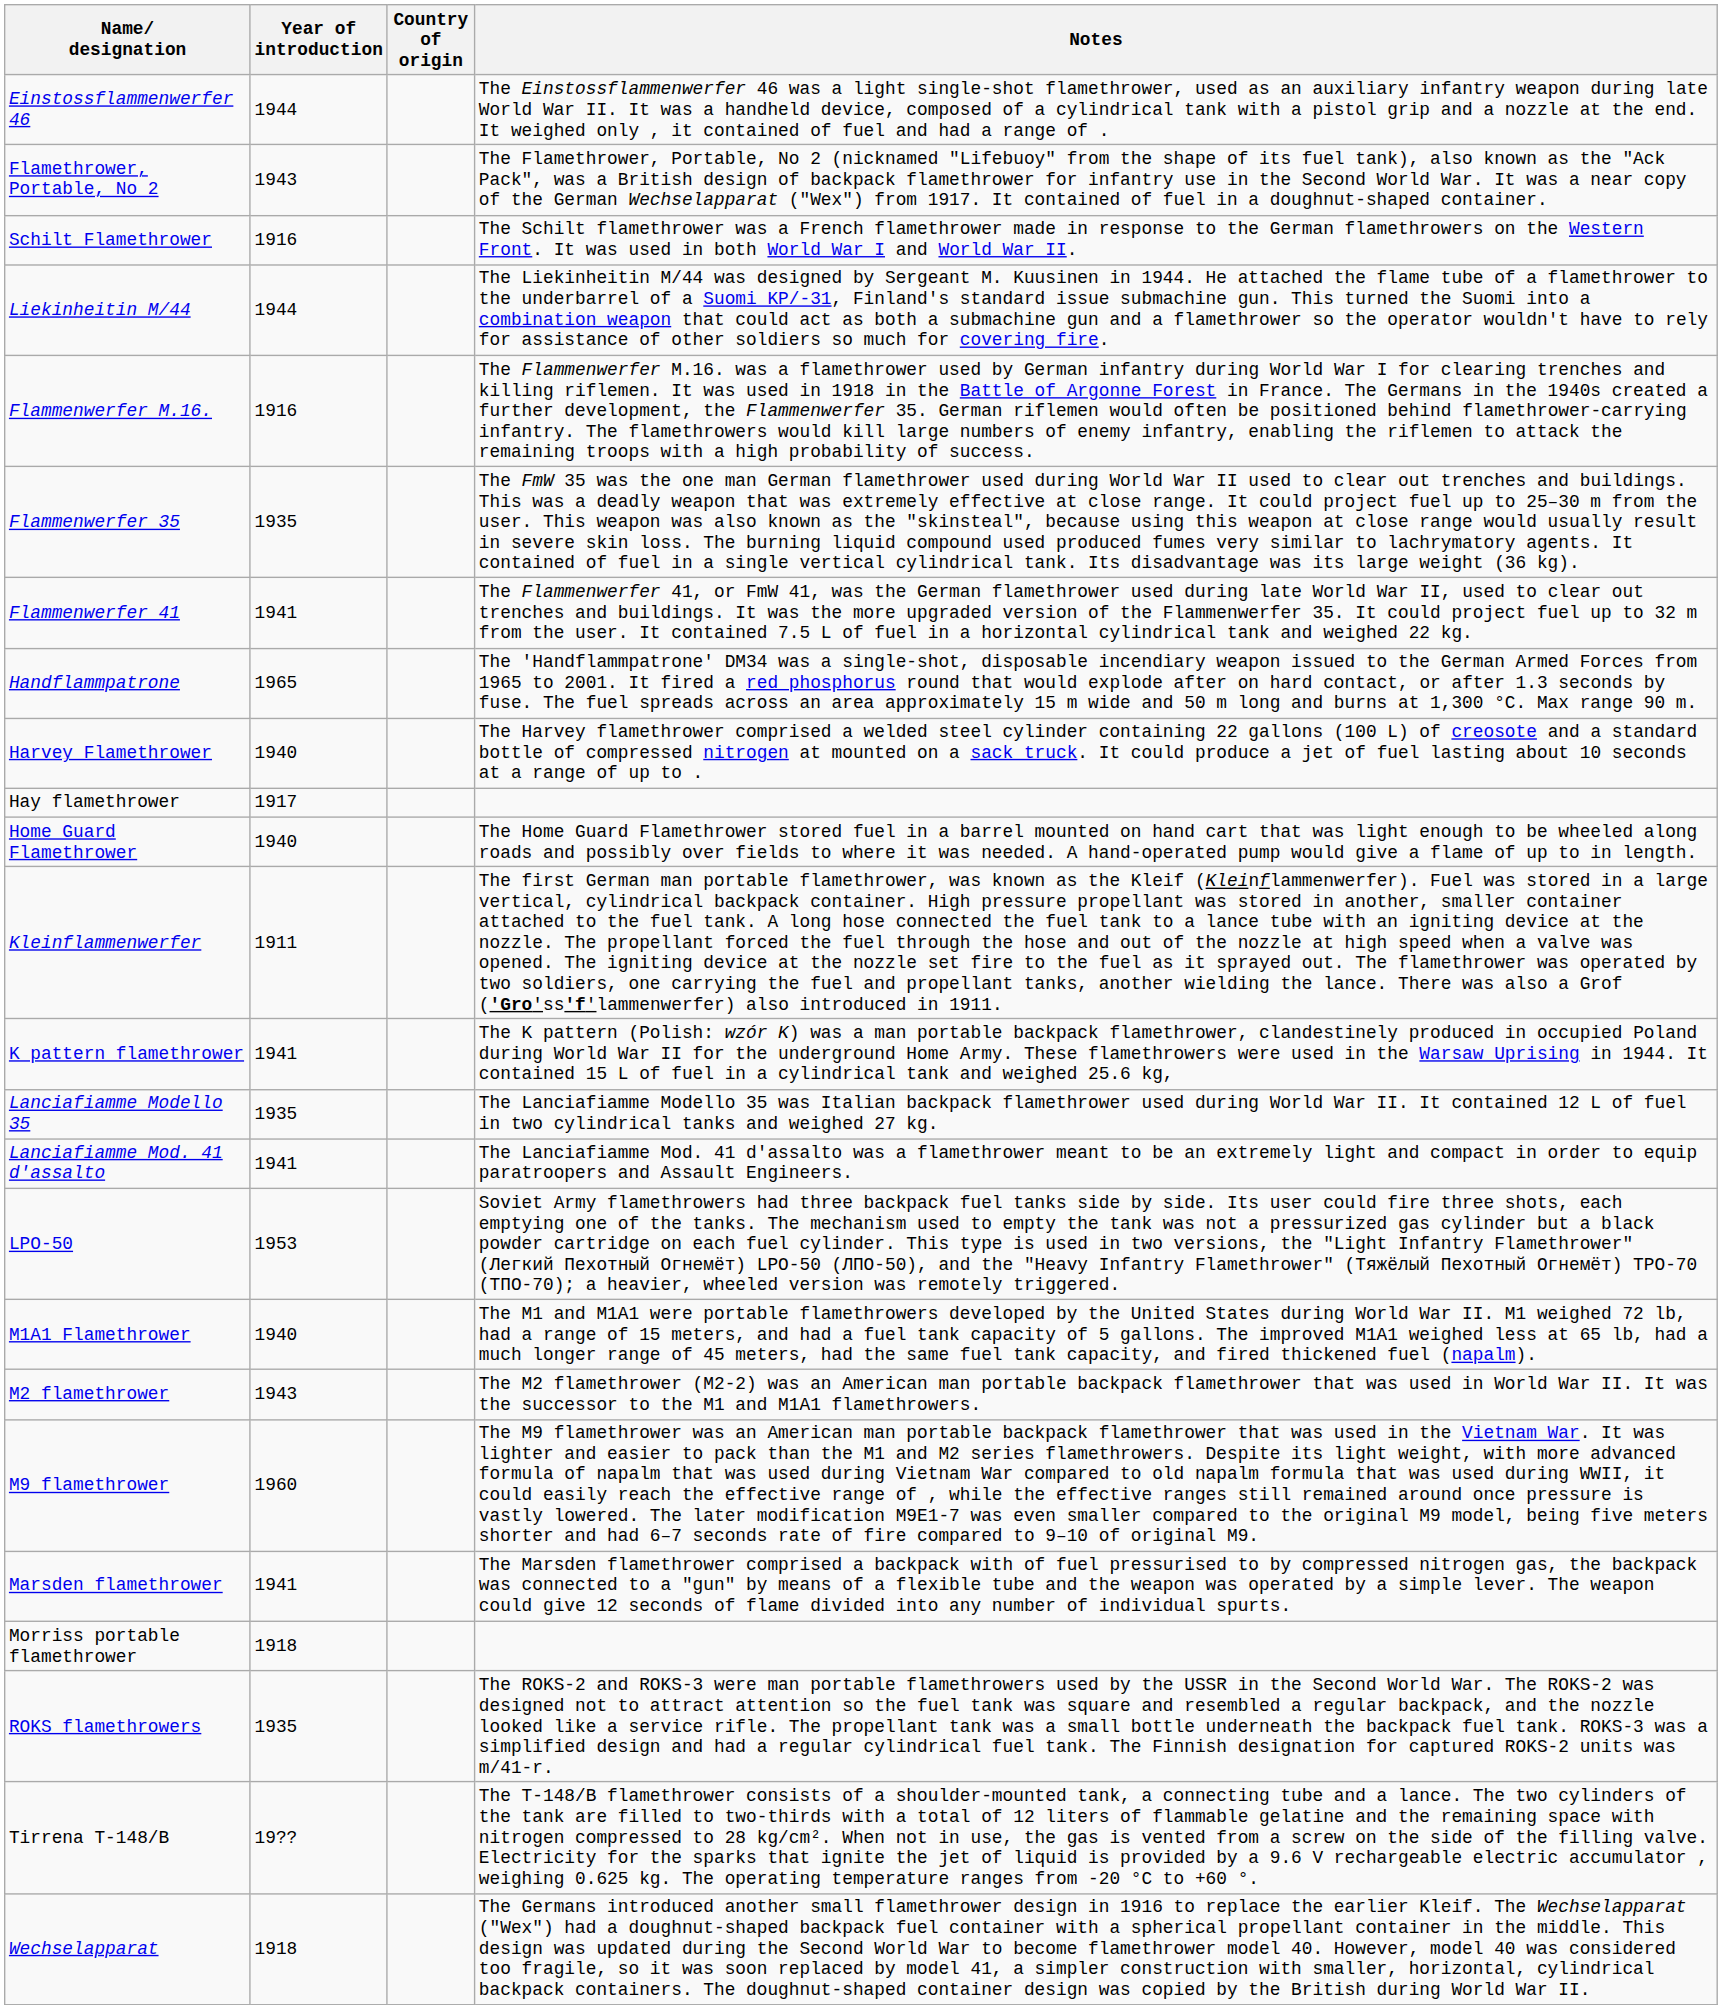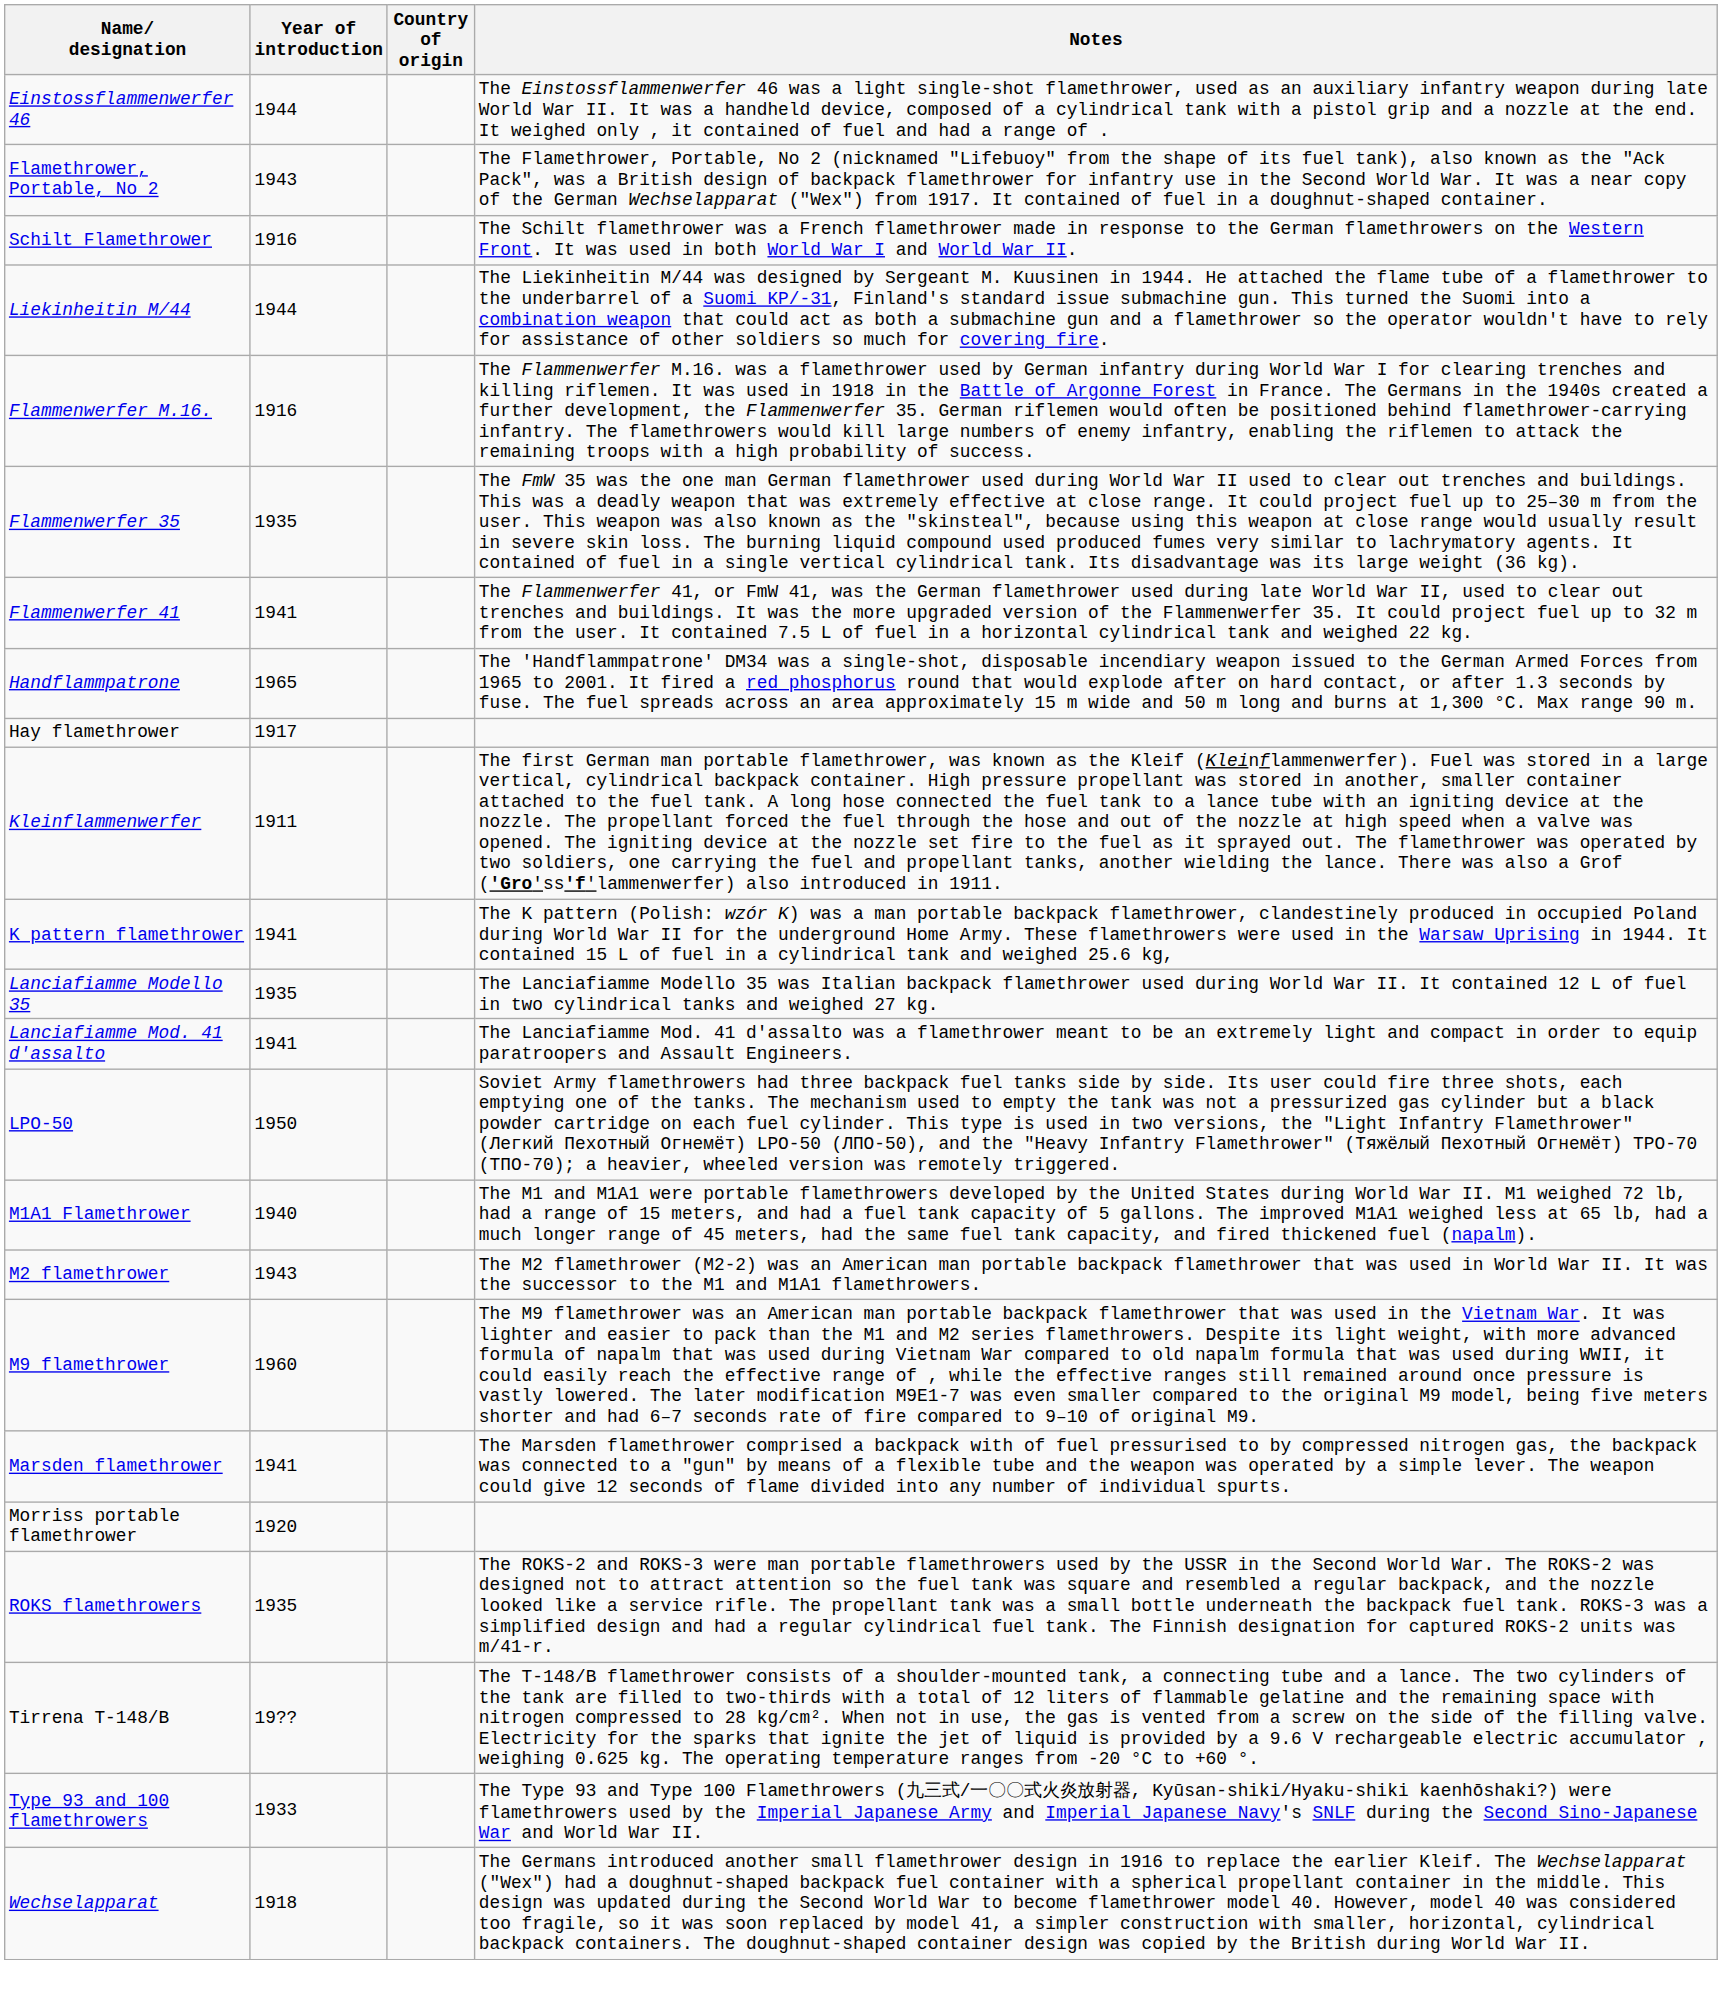- row: (110, 753)
- row: (73, 842)
(276, 1244) 1953 -> (276, 1124) 1950
(276, 1646) 1918 -> (276, 1526) 1920
+ row: (89, 1811)
